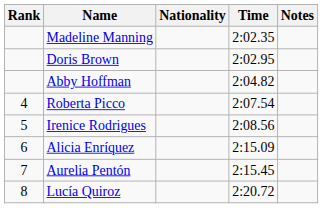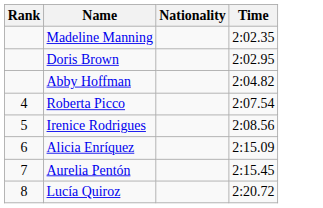- column: (297, 15)
